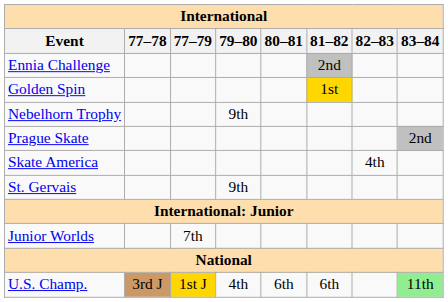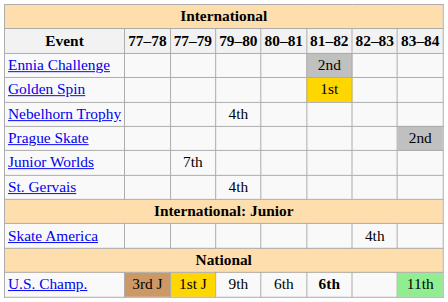(238, 114) 9th -> (238, 114) 4th
rows swapped: (53, 162) <-> (51, 235)
(238, 187) 9th -> (238, 187) 4th
(238, 284) 4th -> (238, 284) 9th
(329, 284) normal -> (329, 284) bold
